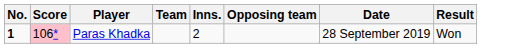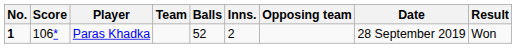+ column: (207, 14)
(45, 34) pink background -> (45, 34) no background
